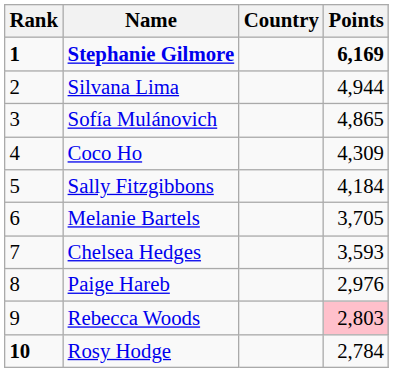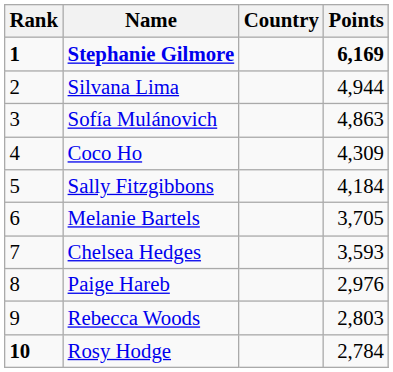(361, 119) 4,865 -> (361, 119) 4,863
(361, 317) pink background -> (361, 317) no background
